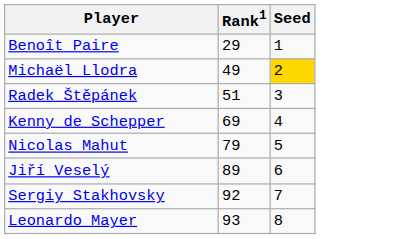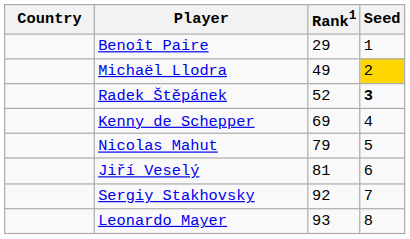+ column: (50, 19)
(231, 96) 51 -> (321, 96) 52
(278, 96) normal -> (368, 96) bold
(231, 171) 89 -> (321, 171) 81
